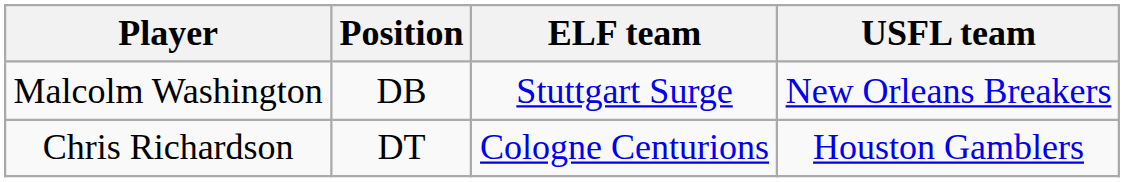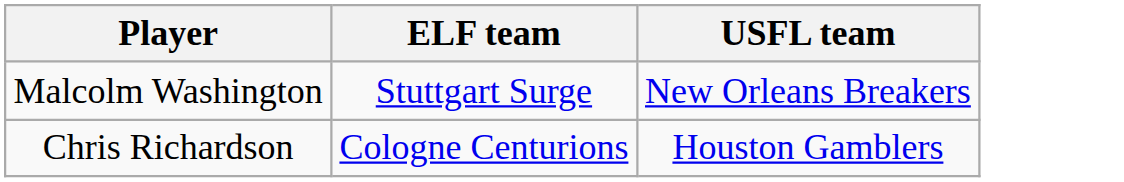- column: (401, 33)
